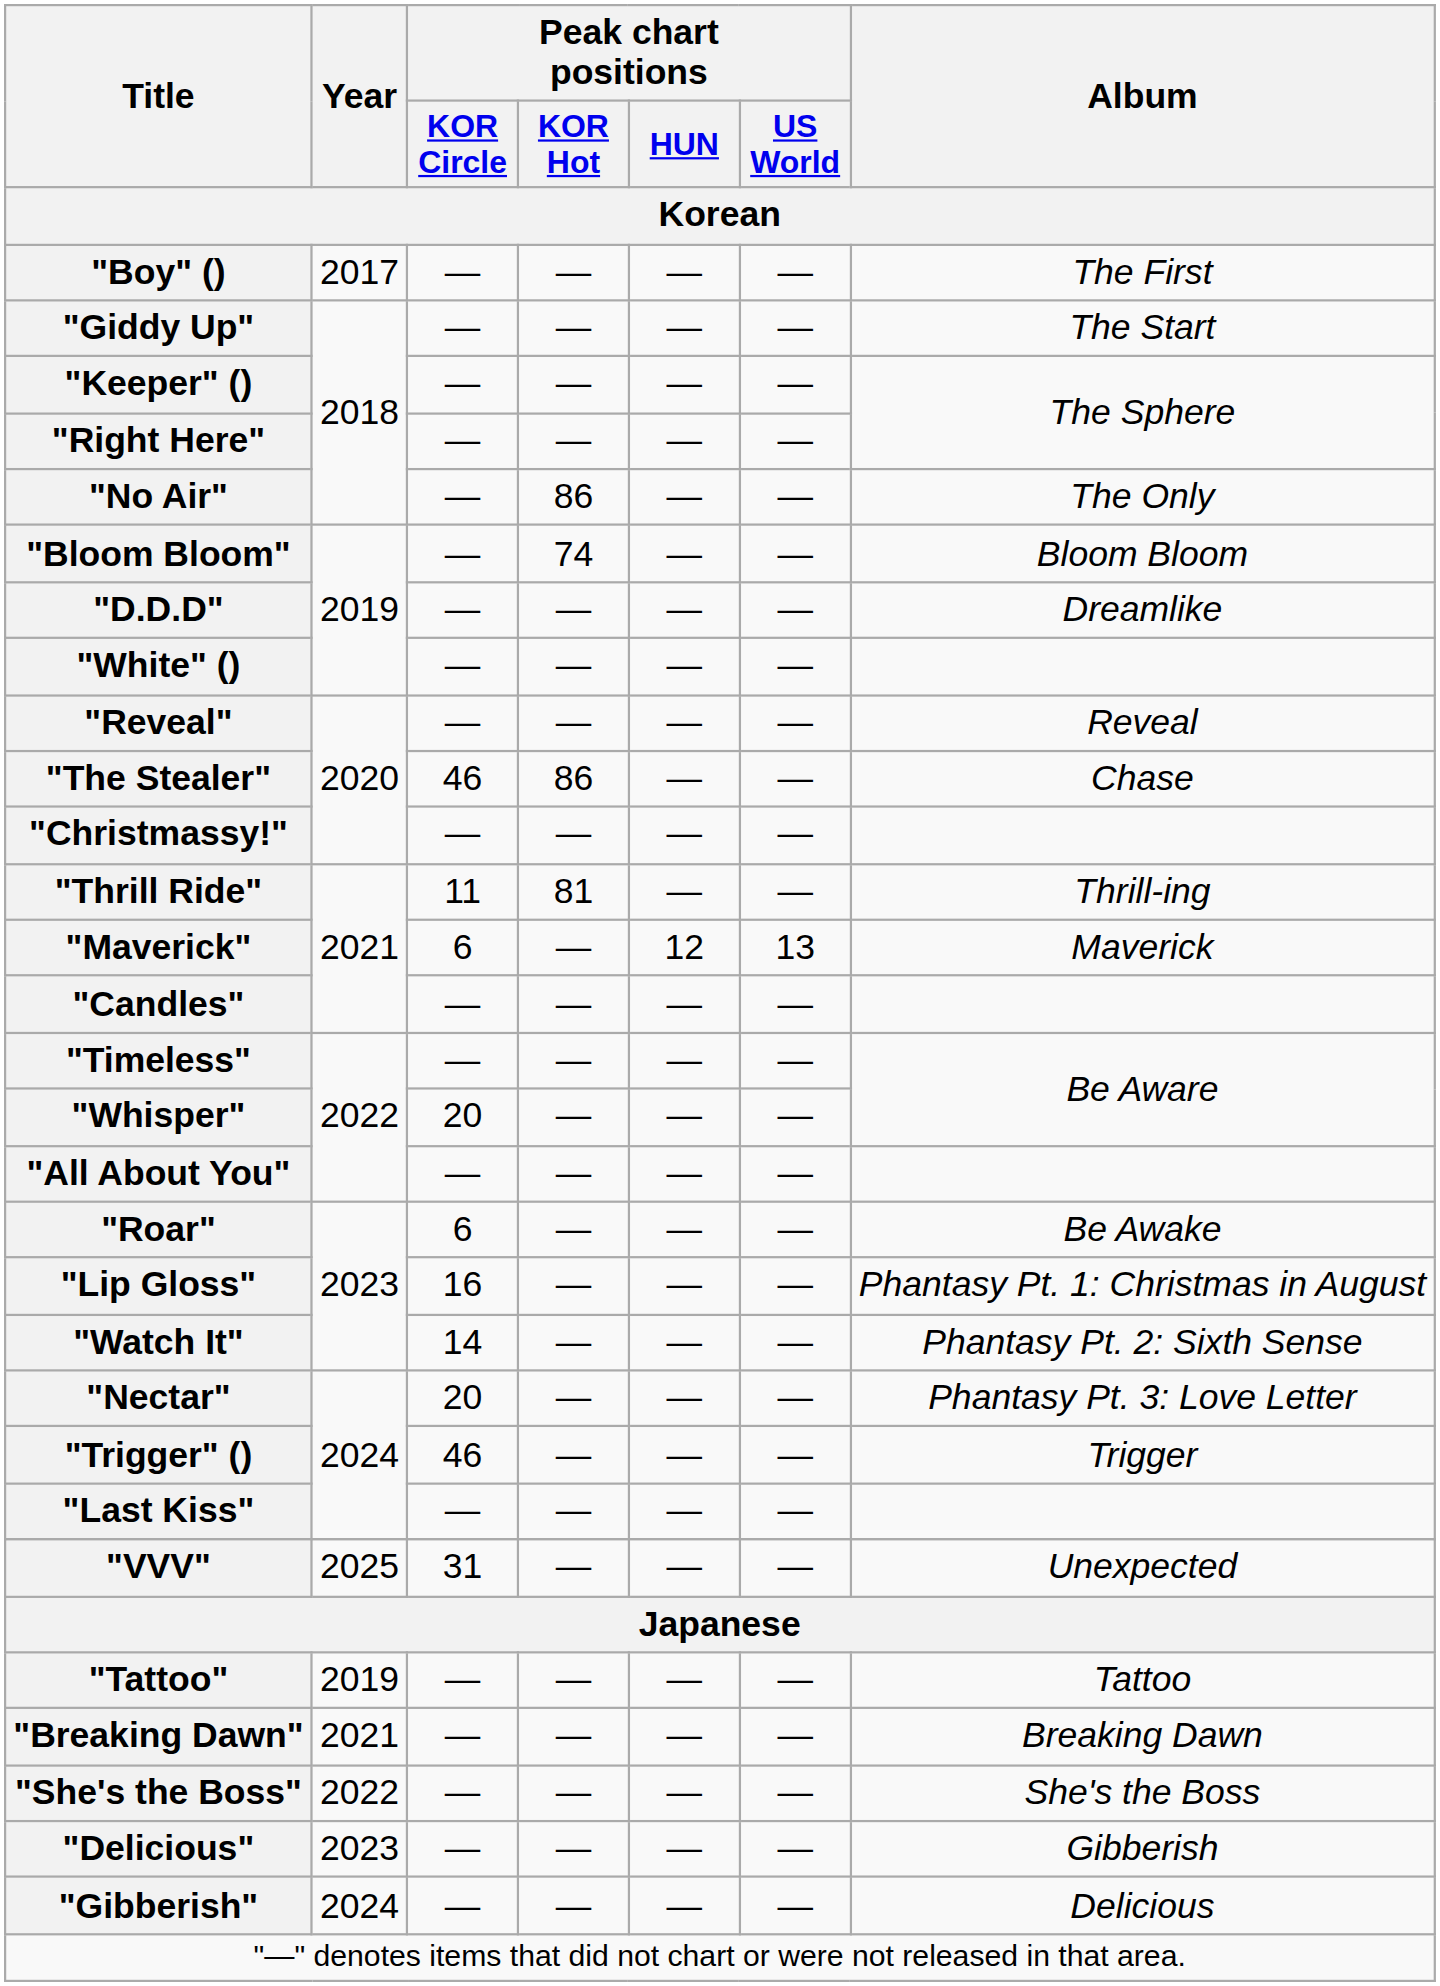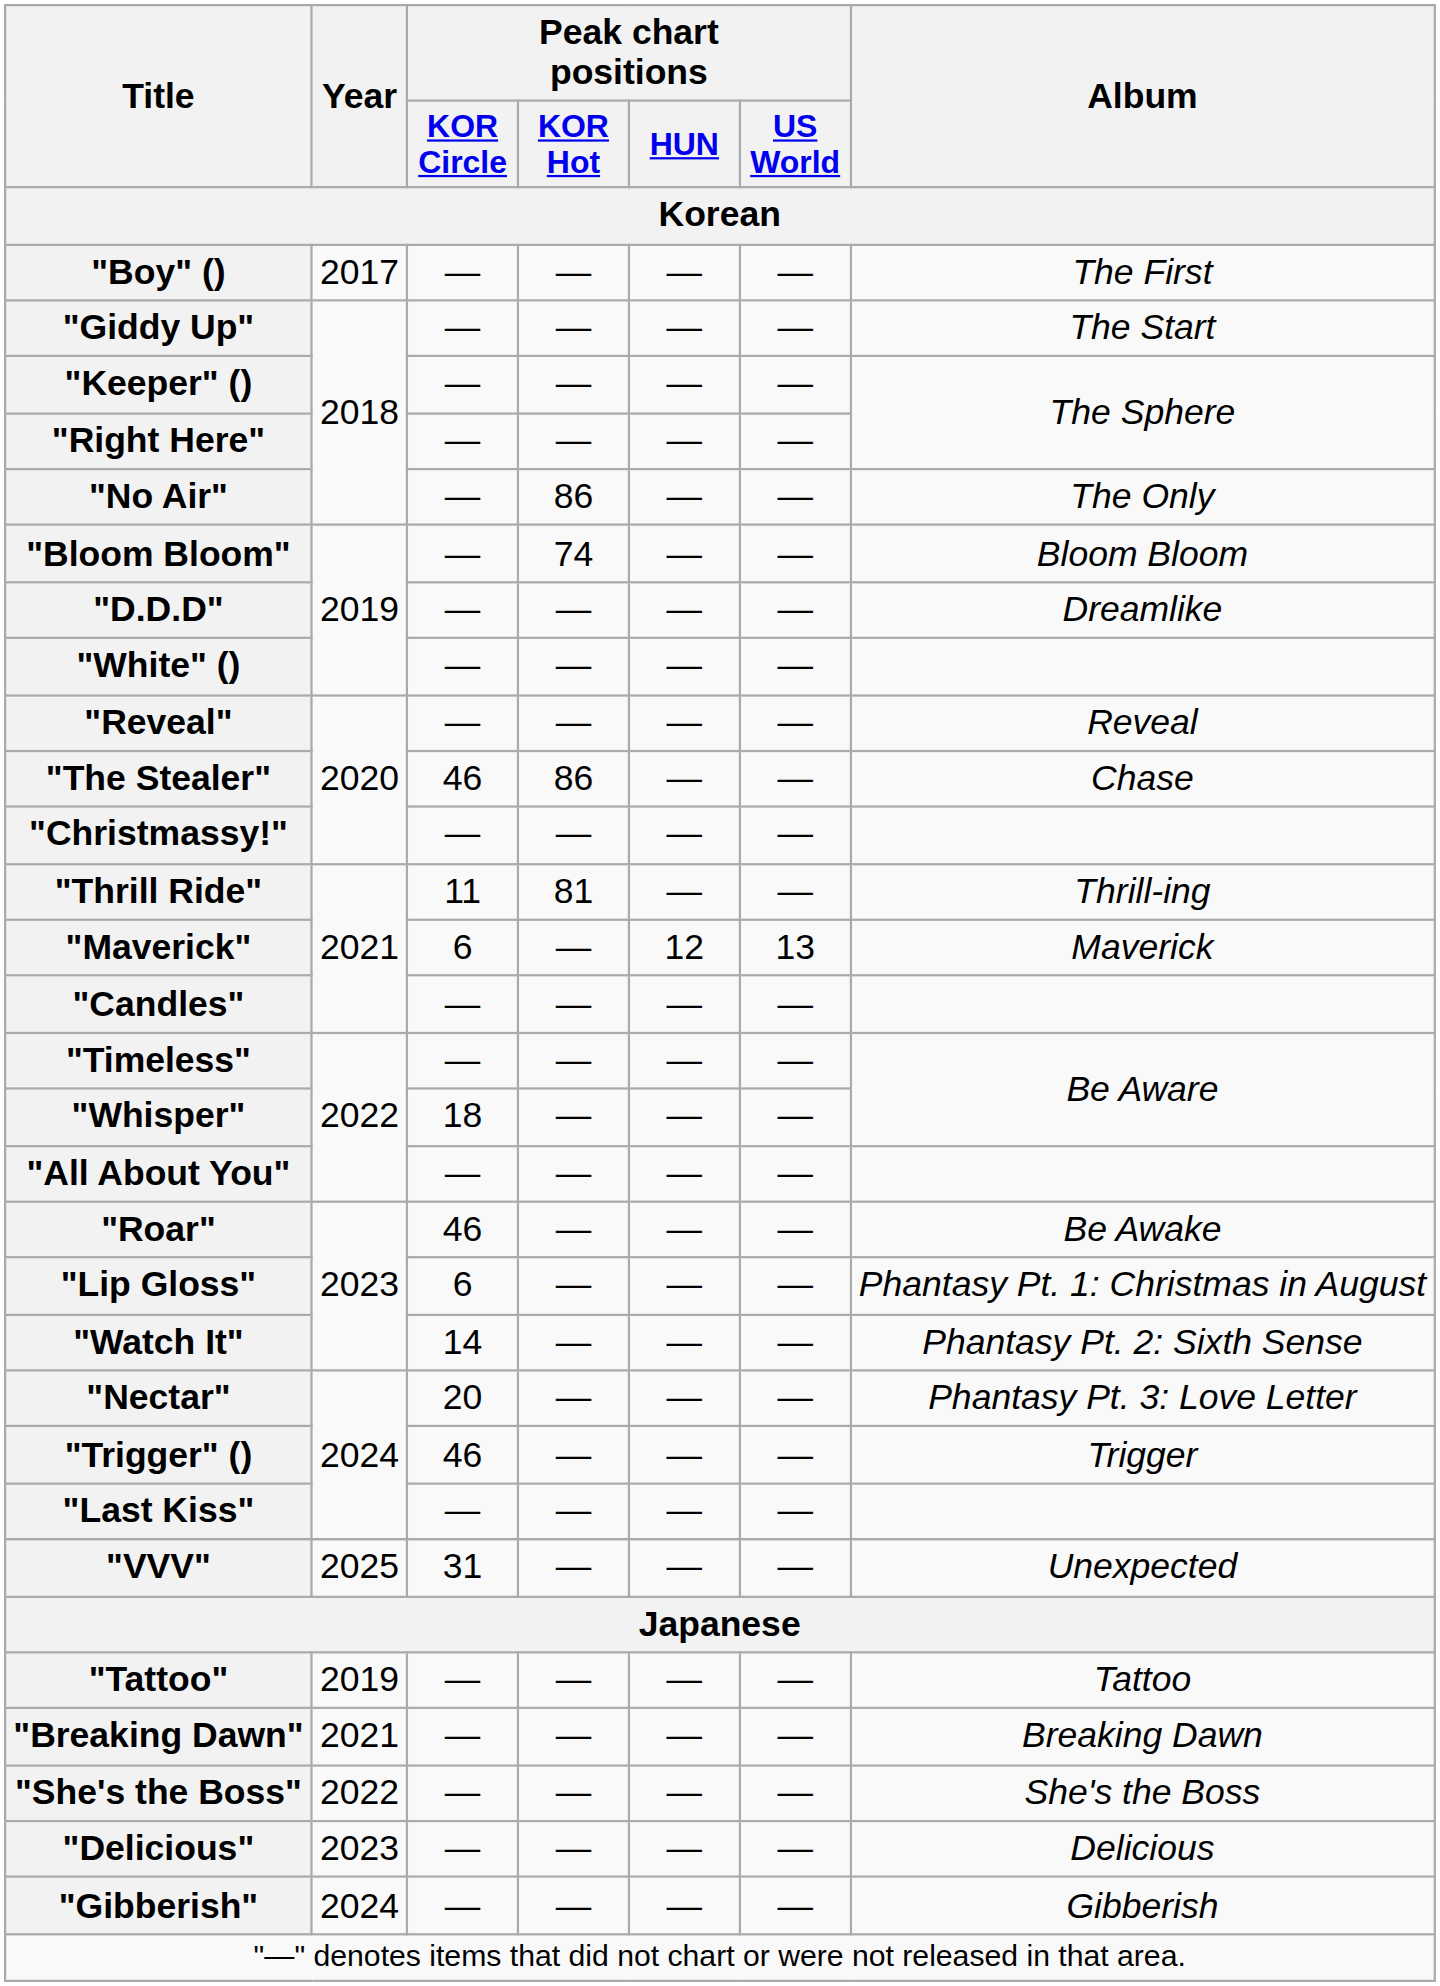(463, 1116) 20 -> (463, 1116) 18
(463, 1228) 6 -> (463, 1228) 46
(463, 1285) 16 -> (463, 1285) 6
(1142, 1848) Gibberish -> (1142, 1848) Delicious
(1142, 1904) Delicious -> (1142, 1904) Gibberish
